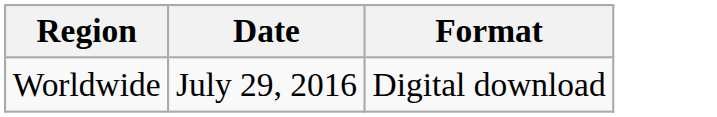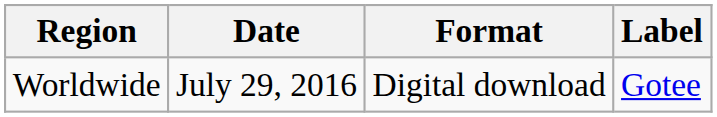+ column: (662, 31)
